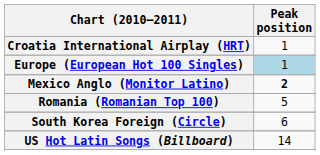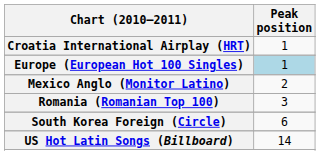(284, 84) bold -> (284, 84) normal
(284, 103) 5 -> (284, 103) 3
